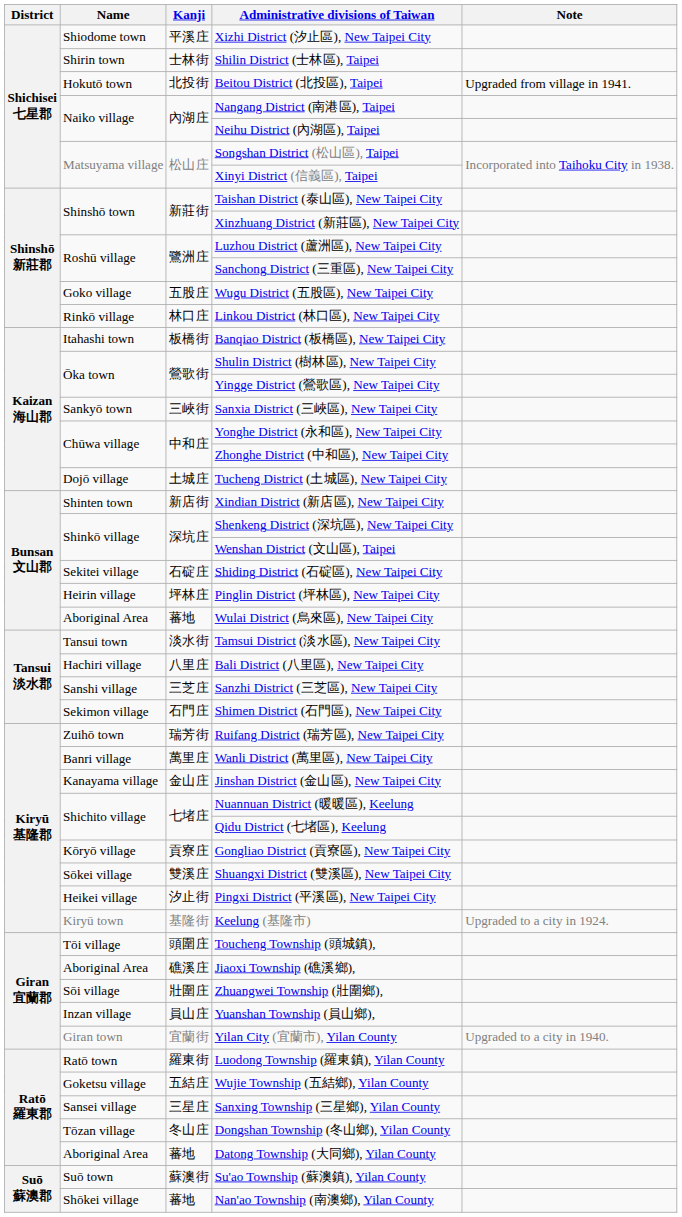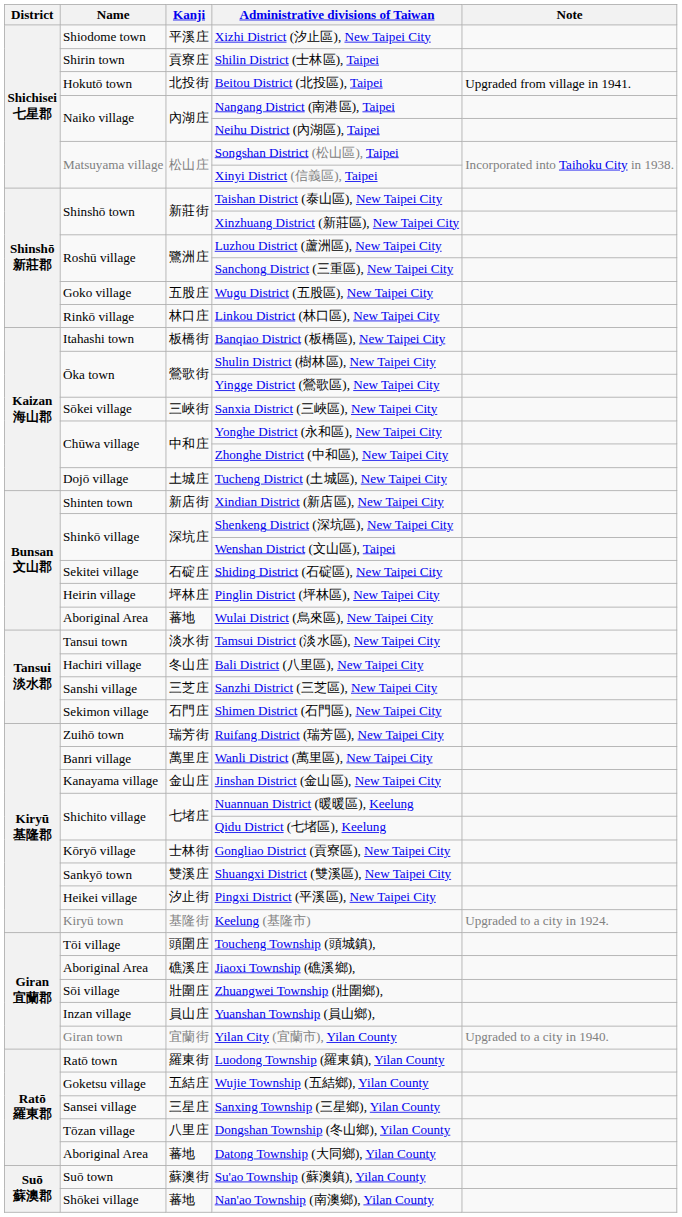(189, 59) 士林街 -> (189, 59) 貢寮庄
(98, 409) Sankyō town -> (97, 409) Sōkei village
(189, 664) 八里庄 -> (189, 664) 冬山庄
(189, 850) 貢寮庄 -> (189, 850) 士林街
(97, 874) Sōkei village -> (98, 874) Sankyō town
(189, 1130) 冬山庄 -> (189, 1130) 八里庄
